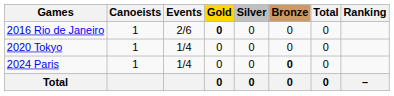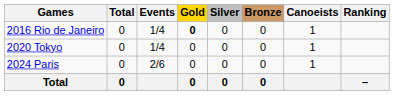columns swapped: (135, 13) <-> (326, 13)
(184, 30) 2/6 -> (157, 30) 1/4
(184, 64) 1/4 -> (157, 64) 2/6
(290, 64) bold -> (263, 64) normal
